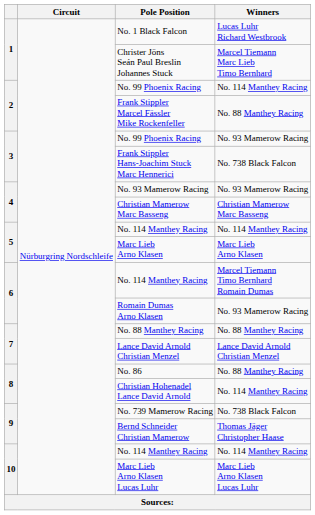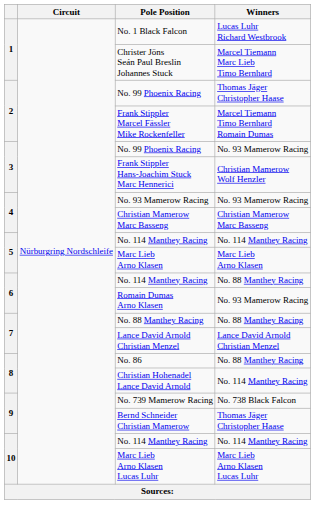(262, 87) No. 114 Manthey Racing -> (250, 92) Thomas Jäger Christopher Haase
(260, 112) No. 88 Manthey Racing -> (247, 123) Marcel Tiemann Timo Bernhard Romain Dumas
(257, 163) No. 738 Black Falcon -> (253, 174) Christian Mamerow Wolf Henzler
(247, 279) Marcel Tiemann Timo Bernhard Romain Dumas -> (260, 279) No. 88 Manthey Racing
